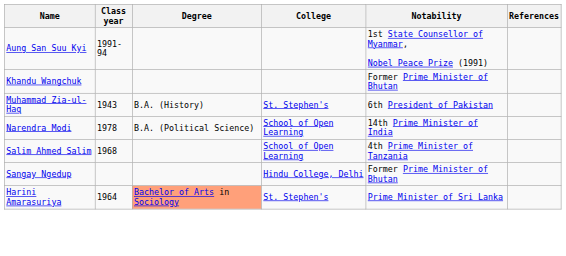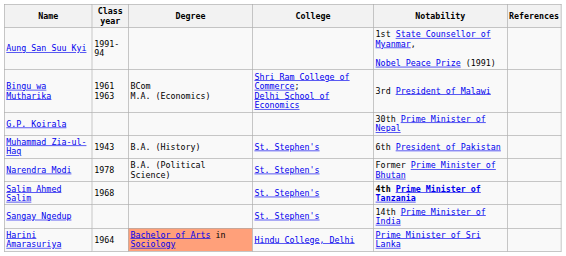+ row: (29, 91)
+ row: (36, 124)
- row: (44, 81)
(298, 128) School of Open Learning -> (287, 170) St. Stephen's
(423, 128) 14th Prime Minister of India -> (436, 170) Former Prime Minister of Bhutan
(298, 151) School of Open Learning -> (287, 193) St. Stephen's
(420, 151) normal -> (428, 193) bold
(313, 174) Hindu College, Delhi -> (287, 216) St. Stephen's
(428, 174) Former Prime Minister of Bhutan -> (431, 216) 14th Prime Minister of India
(296, 197) St. Stephen's -> (305, 240) Hindu College, Delhi
